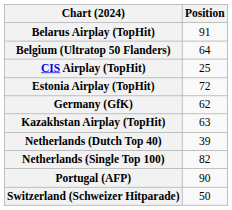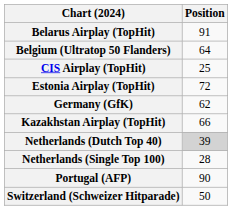(205, 123) 63 -> (205, 123) 66
(205, 141) no background -> (205, 141) lightgrey background
(205, 159) 82 -> (205, 159) 28
